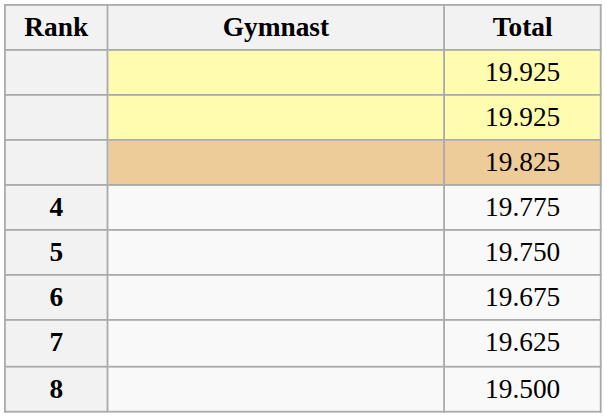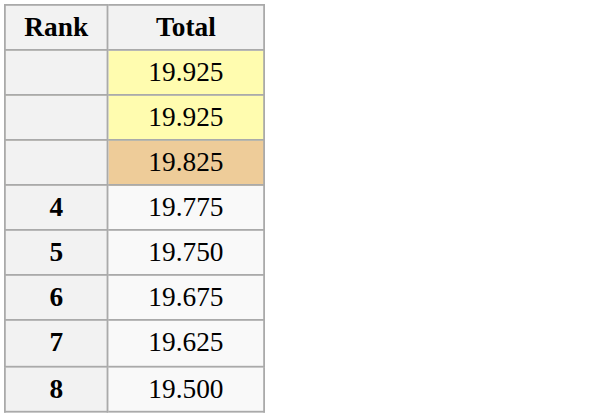- column: (276, 27)
